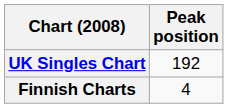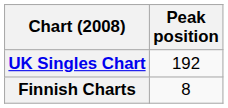(186, 90) 4 -> (186, 90) 8
